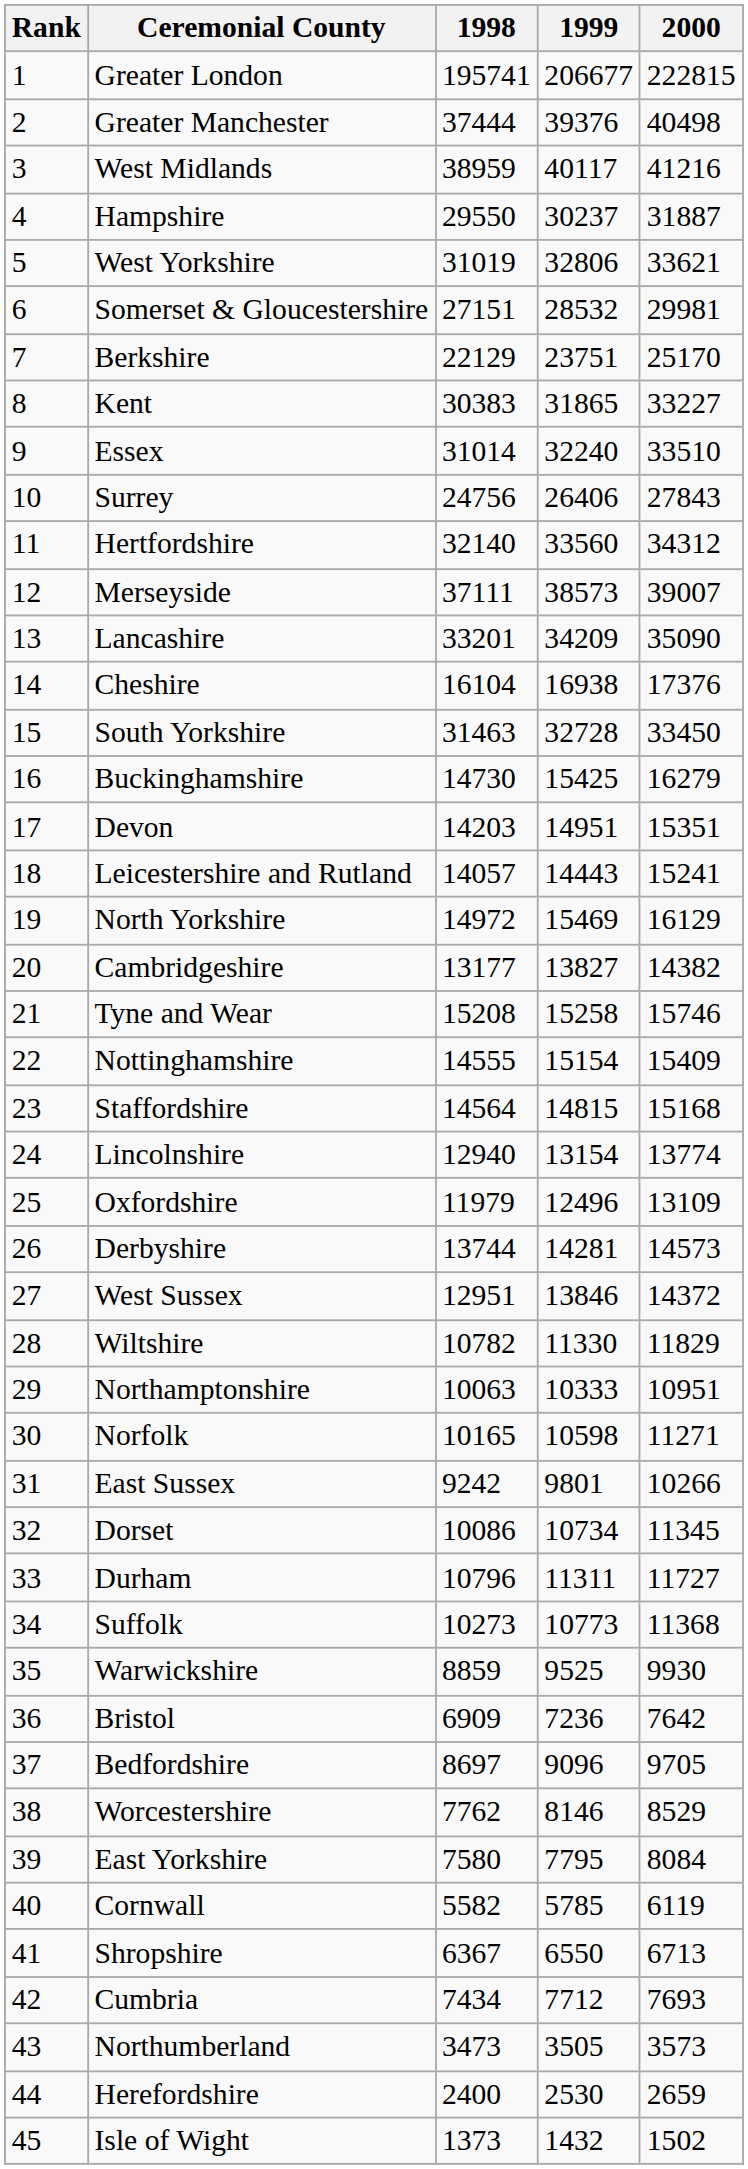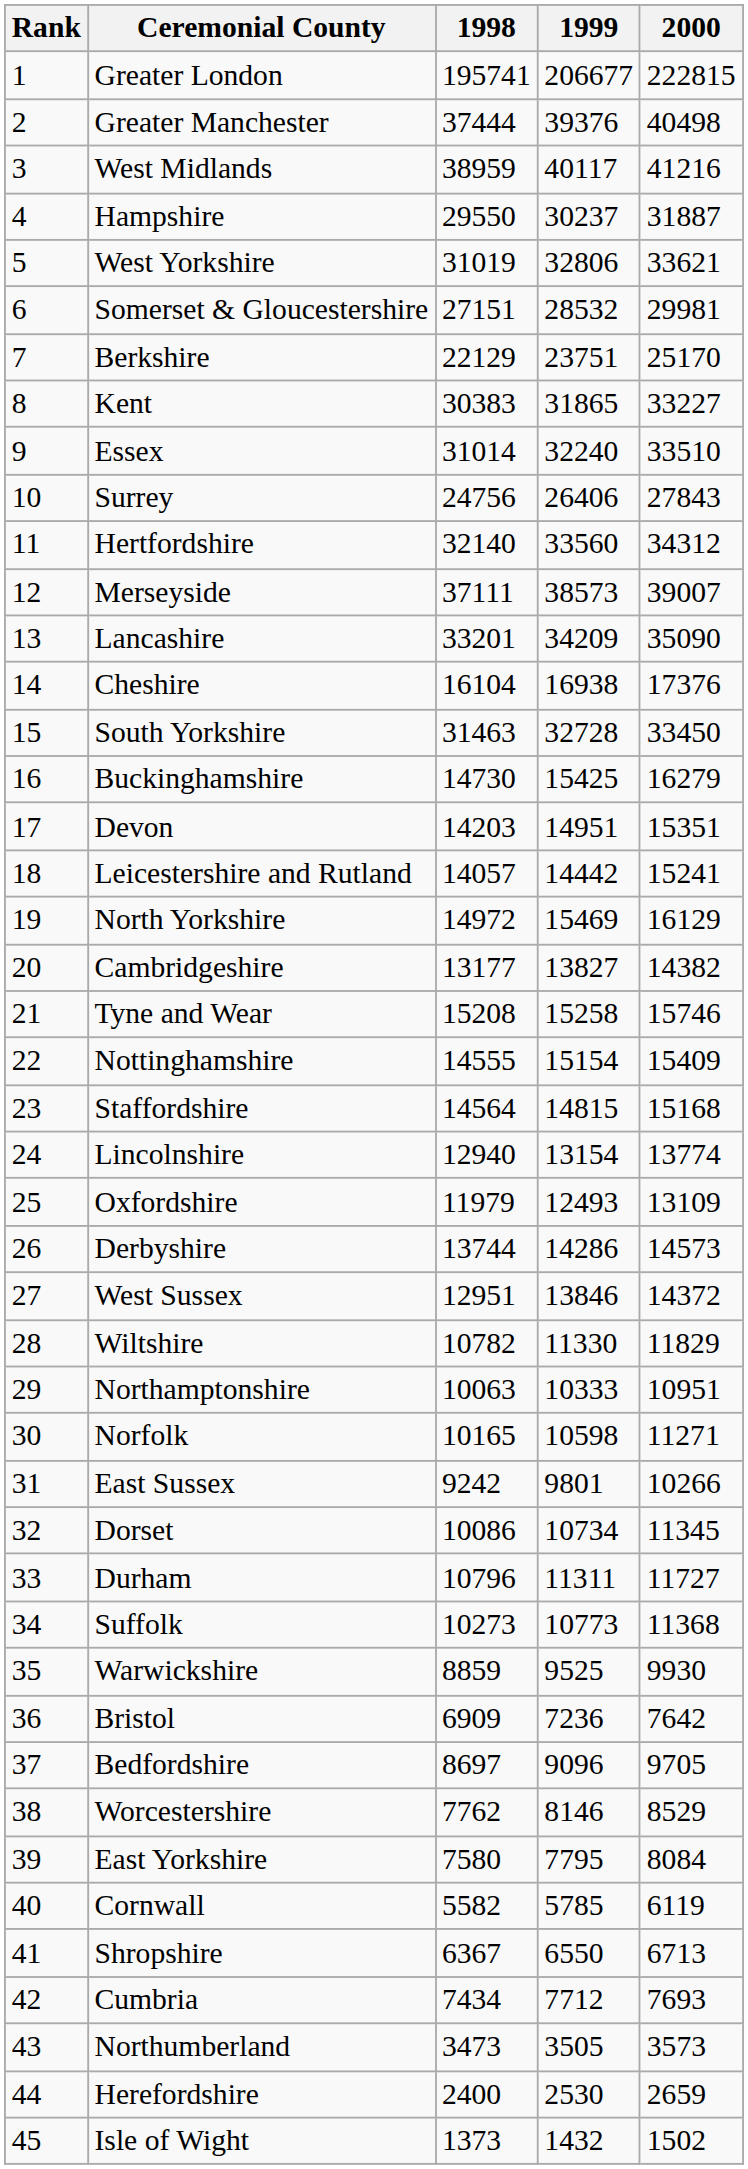(581, 872) 14443 -> (581, 872) 14442
(581, 1201) 12496 -> (581, 1201) 12493
(581, 1248) 14281 -> (581, 1248) 14286
